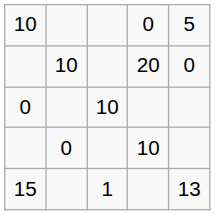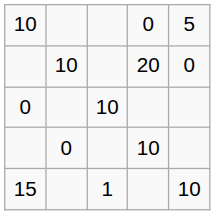(189, 189) 13 -> (189, 189) 10
